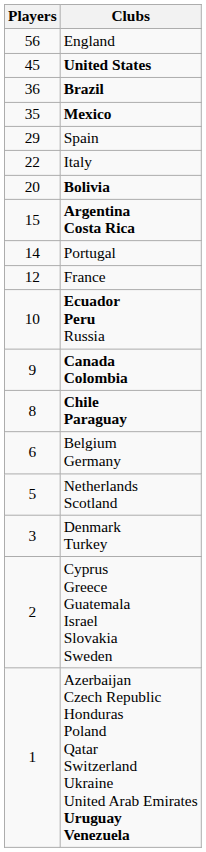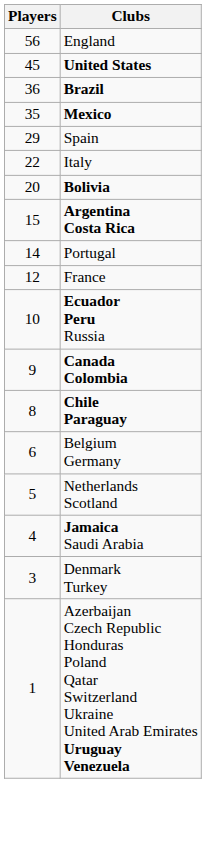+ row: (104, 536)
- row: (97, 612)
